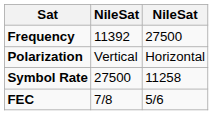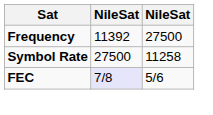- row: (45, 57)
(103, 99) no background -> (103, 78) lavender background
